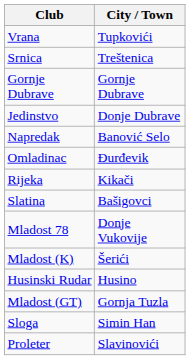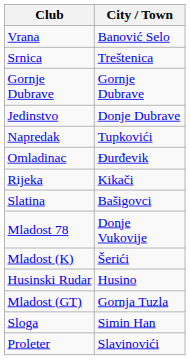(125, 36) Tupkovići -> (134, 36) Banović Selo
(134, 136) Banović Selo -> (125, 136) Tupkovići
